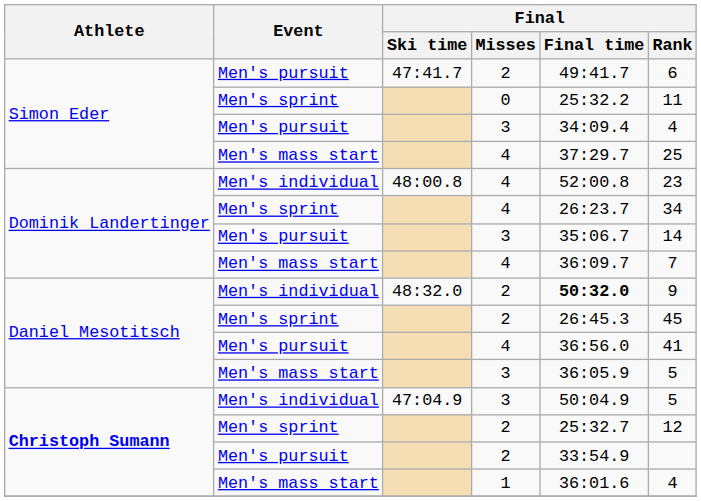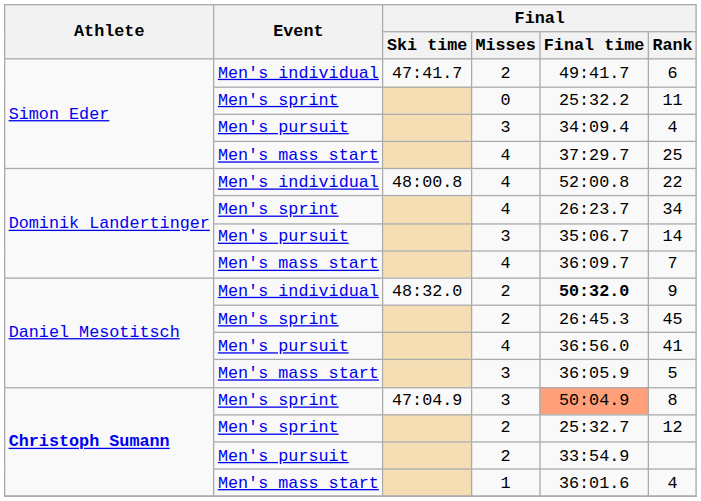(283, 73) Men's pursuit -> (298, 73) Men's individual
(673, 182) 23 -> (673, 182) 22
(298, 401) Men's individual -> (278, 401) Men's sprint
(594, 401) no background -> (594, 401) lightsalmon background
(673, 401) 5 -> (673, 401) 8
